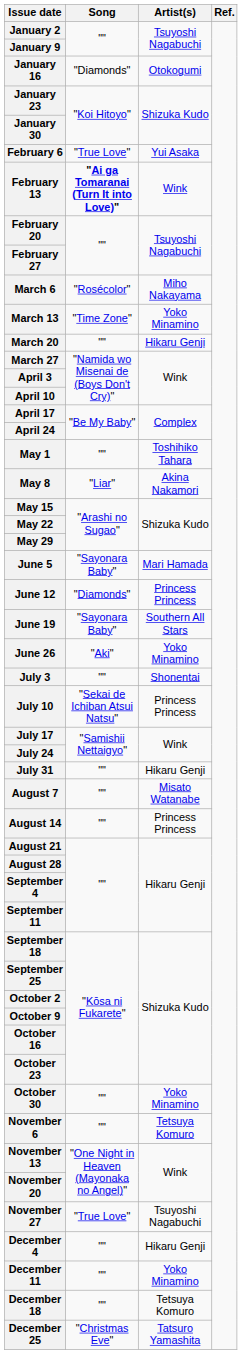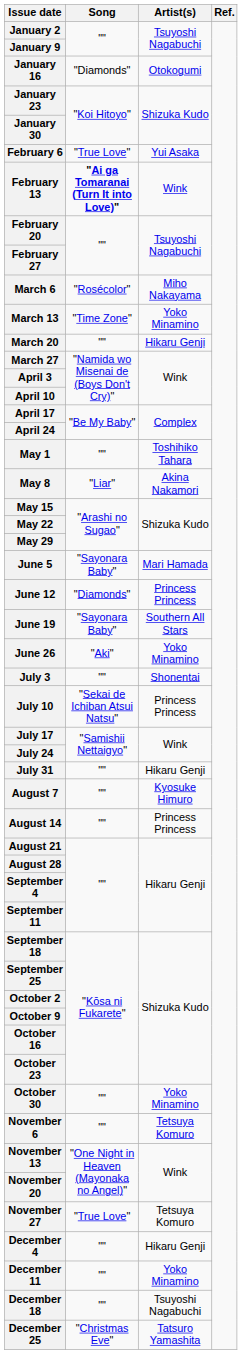(175, 793) Misato Watanabe -> (175, 793) Kyosuke Himuro
(175, 1216) Tsuyoshi Nagabuchi -> (175, 1216) Tetsuya Komuro
(175, 1305) Tetsuya Komuro -> (175, 1305) Tsuyoshi Nagabuchi
